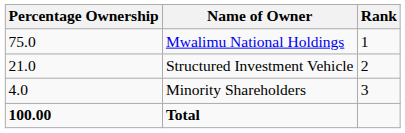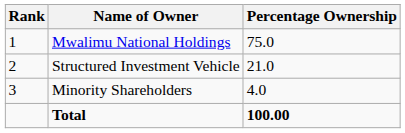columns swapped: (379, 16) <-> (84, 16)
